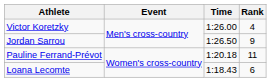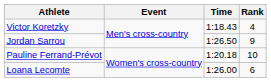(221, 27) 1:26.00 -> (221, 27) 1:18.43
(252, 56) 11 -> (252, 56) 10
(221, 70) 1:18.43 -> (221, 70) 1:26.00
